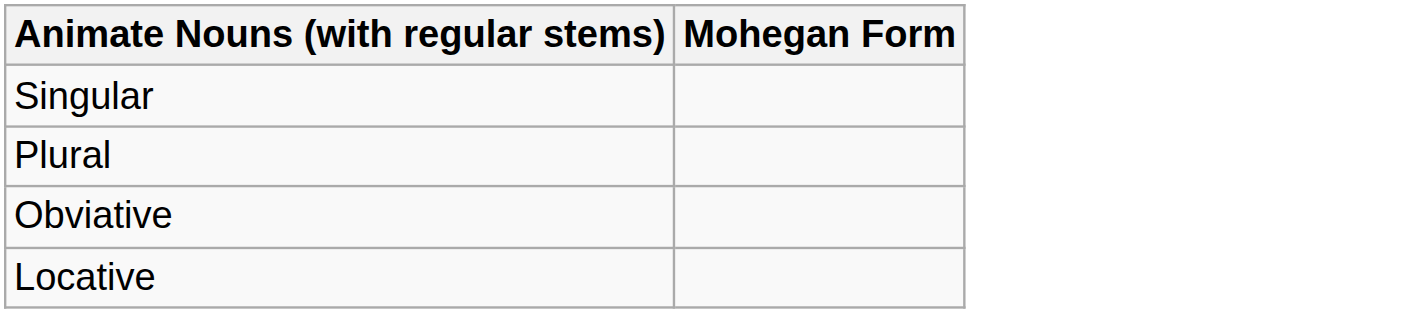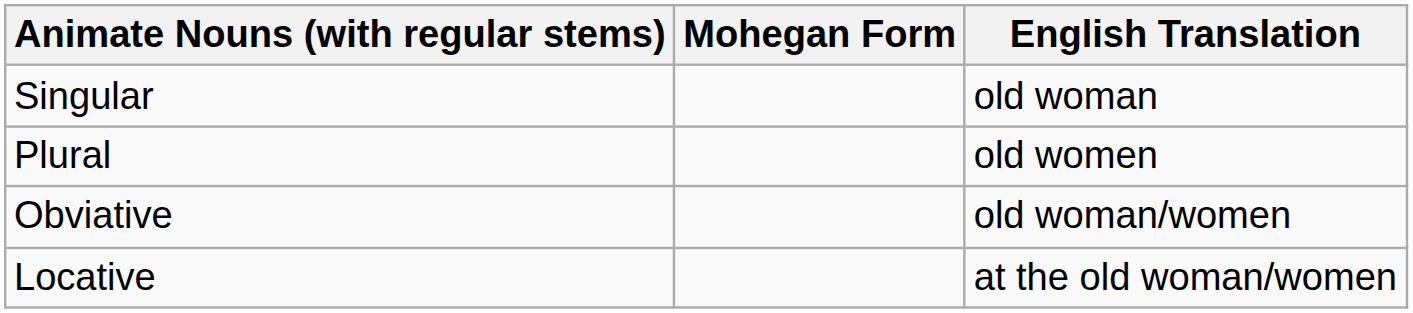+ column: (1185, 34)
